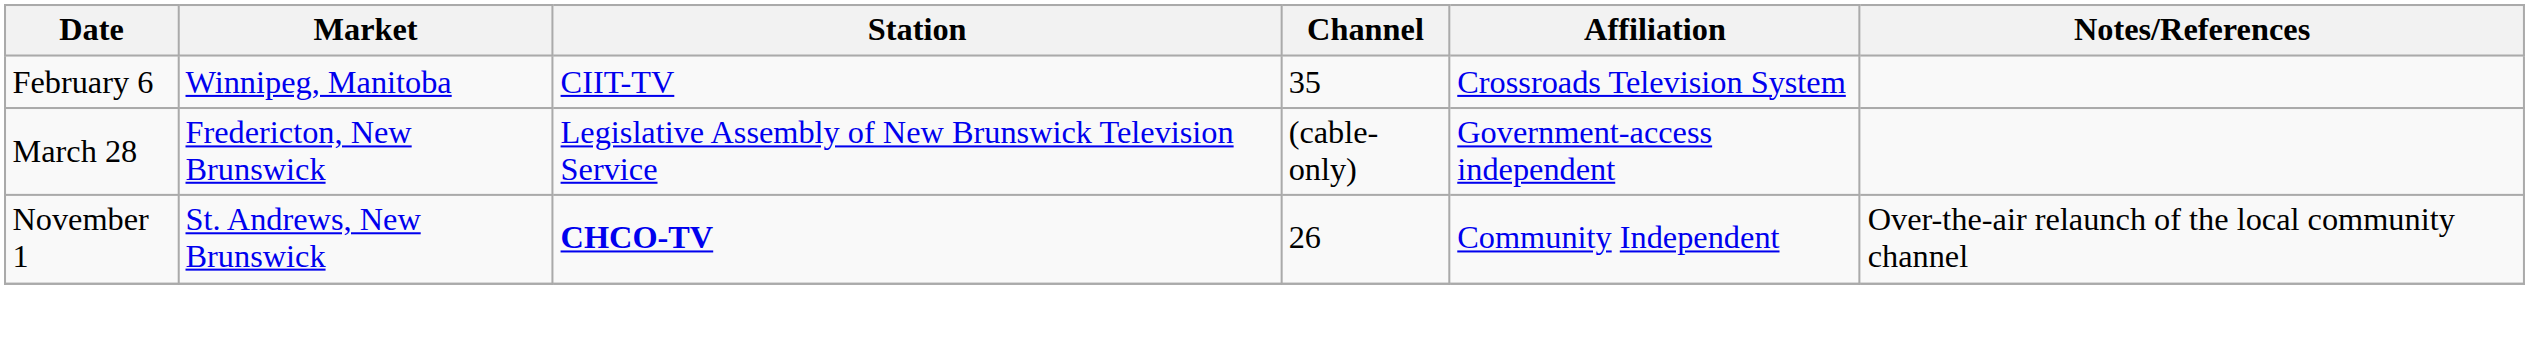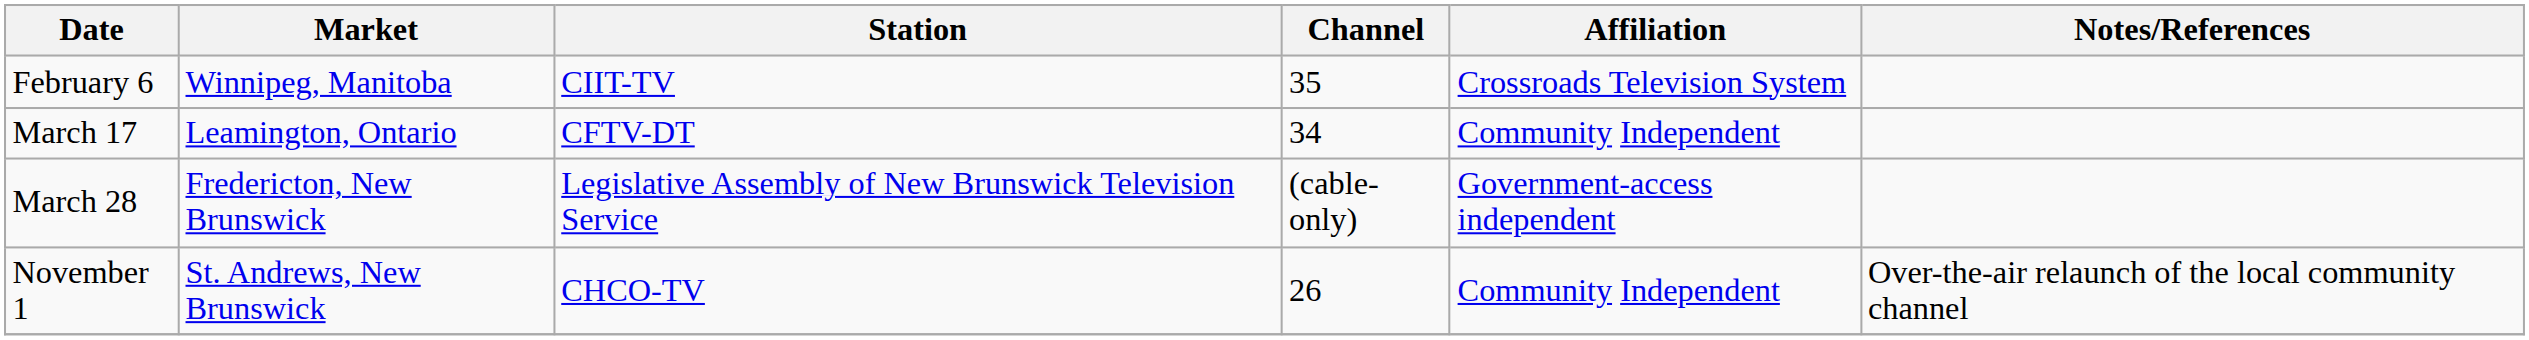+ row: (75, 132)
(637, 238) bold -> (633, 289) normal
